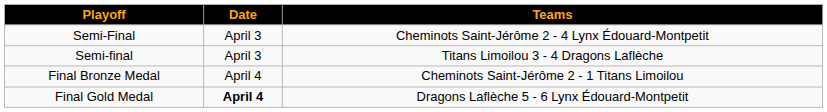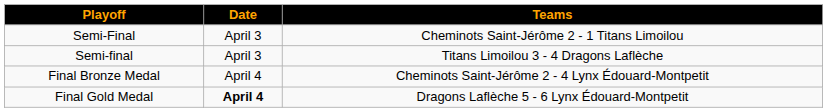(552, 35) Cheminots Saint-Jérôme 2 - 4 Lynx Édouard-Montpetit -> (552, 35) Cheminots Saint-Jérôme 2 - 1 Titans Limoilou
(552, 76) Cheminots Saint-Jérôme 2 - 1 Titans Limoilou -> (552, 76) Cheminots Saint-Jérôme 2 - 4 Lynx Édouard-Montpetit
